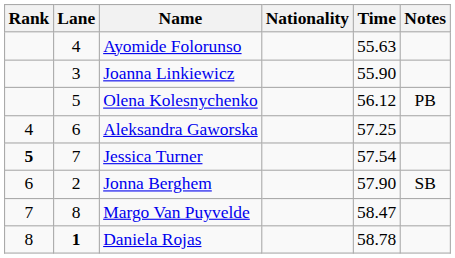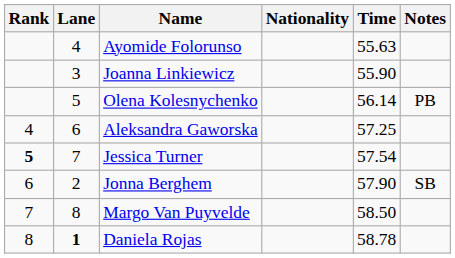(377, 101) 56.12 -> (377, 101) 56.14
(377, 211) 58.47 -> (377, 211) 58.50
